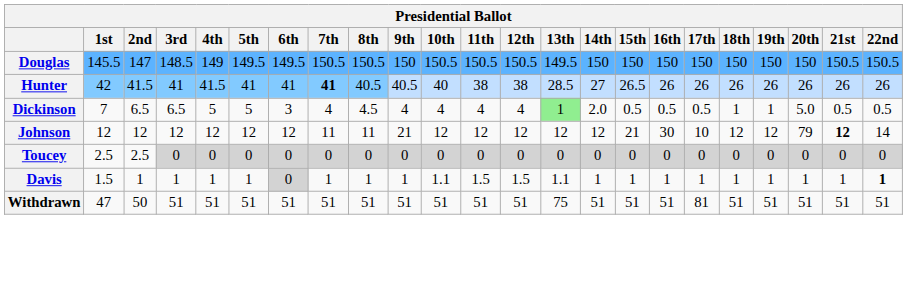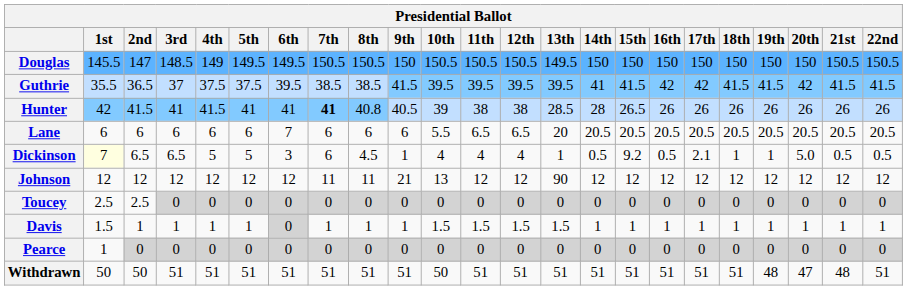+ row: (44, 86)
(368, 86) 40.5 -> (368, 109) 40.8
(441, 86) 40 -> (441, 109) 39
(598, 86) 27 -> (598, 109) 28
+ row: (44, 132)
(104, 109) no background -> (104, 156) lightyellow background
(328, 109) 4 -> (328, 156) 6
(405, 109) 4 -> (405, 156) 1
(561, 109) lightgreen background -> (561, 156) no background
(598, 109) 2.0 -> (598, 156) 0.5
(632, 109) 0.5 -> (632, 156) 9.2
(702, 109) 0.5 -> (702, 156) 2.1
(441, 132) 12 -> (441, 179) 13
(561, 132) 12 -> (561, 179) 90
(632, 132) 21 -> (632, 179) 12
(667, 132) 30 -> (667, 179) 12
(702, 132) 10 -> (702, 179) 12
(805, 132) 79 -> (805, 179) 12
(843, 132) bold -> (843, 179) normal
(883, 132) 14 -> (883, 179) 12
(441, 179) 1.1 -> (441, 226) 1.5
(561, 179) 1.1 -> (561, 226) 1.5
(883, 179) bold -> (883, 226) normal
+ row: (44, 249)
(104, 202) 47 -> (104, 272) 50
(441, 202) 51 -> (441, 272) 50
(561, 202) 75 -> (561, 272) 51
(702, 202) 81 -> (702, 272) 51
(771, 202) 51 -> (771, 272) 48
(805, 202) 51 -> (805, 272) 47
(843, 202) 51 -> (843, 272) 48
